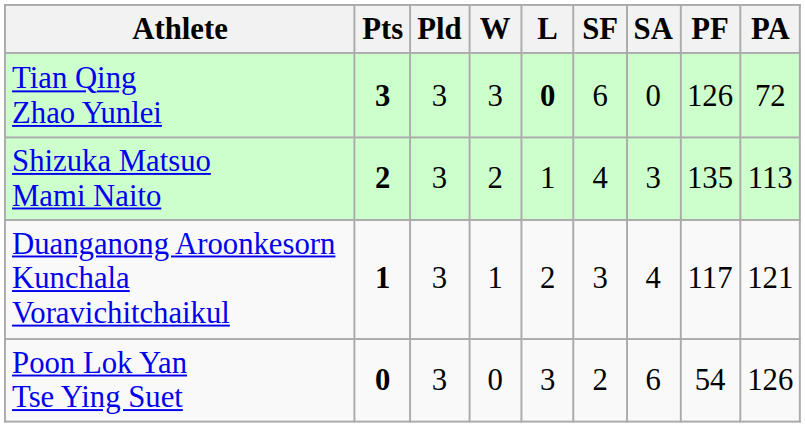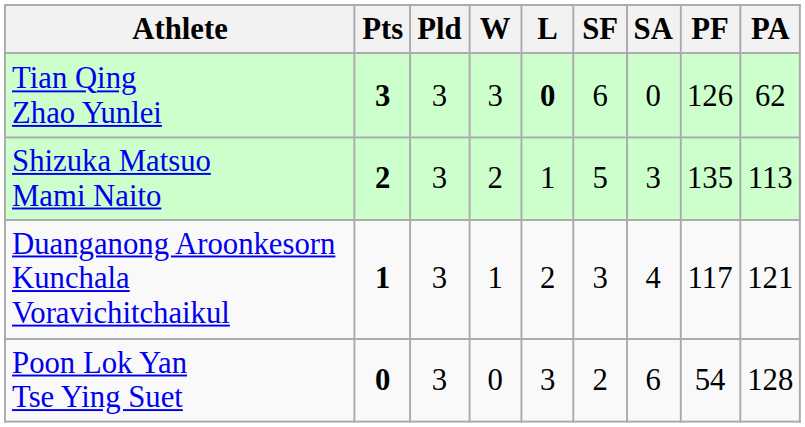(770, 94) 72 -> (770, 94) 62
(600, 178) 4 -> (600, 178) 5
(770, 379) 126 -> (770, 379) 128
